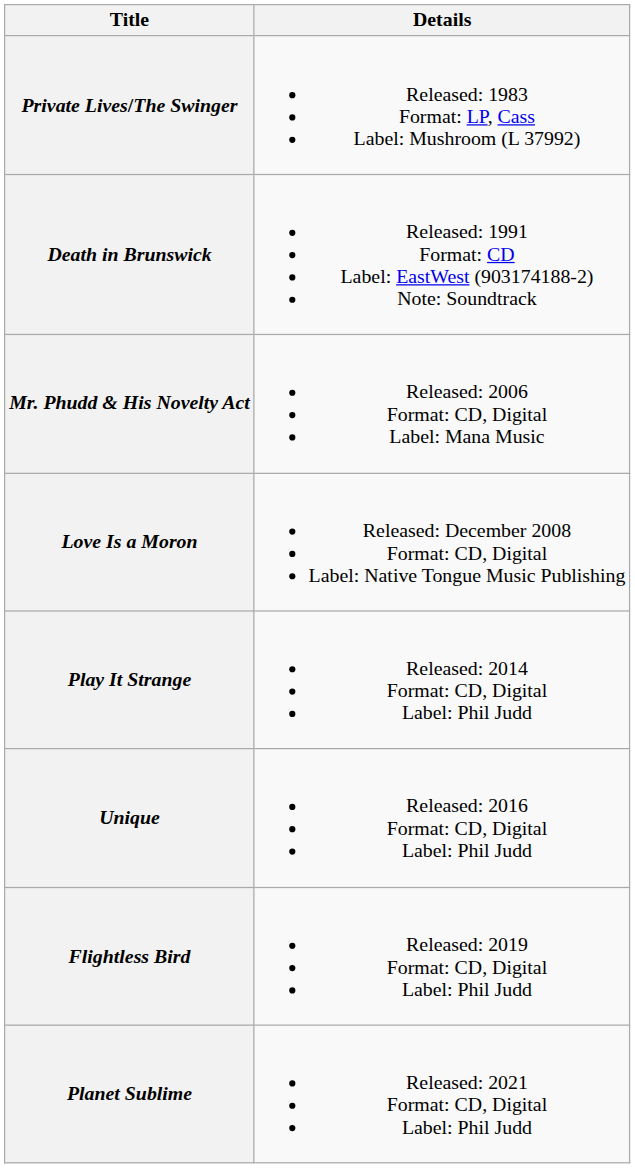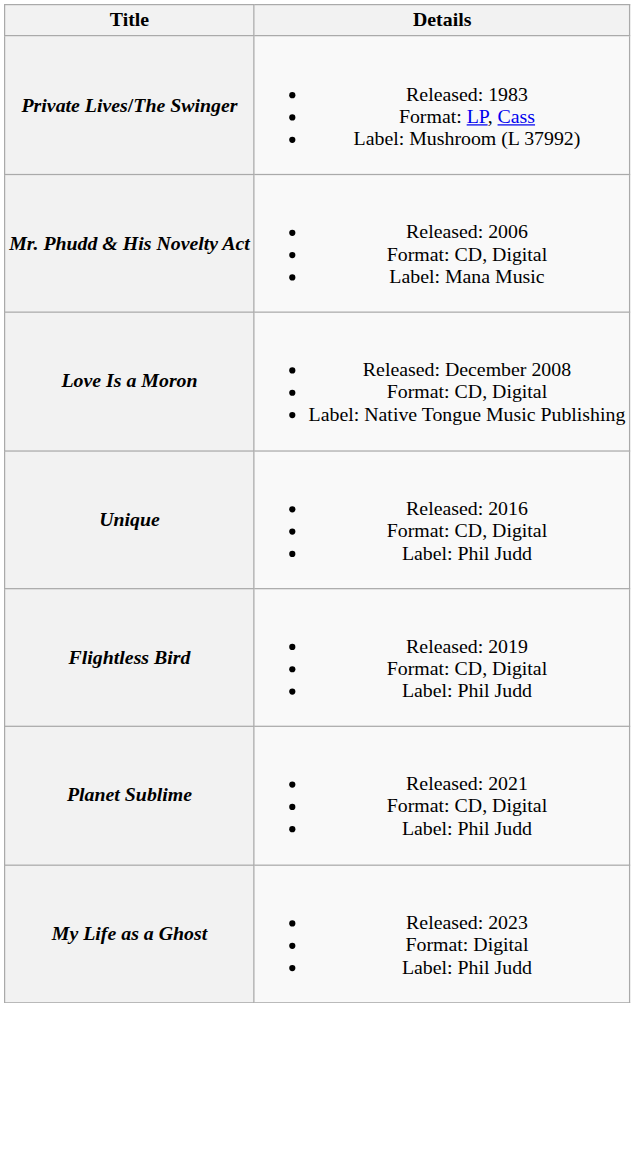- row: (130, 254)
- row: (130, 679)
+ row: (130, 933)
